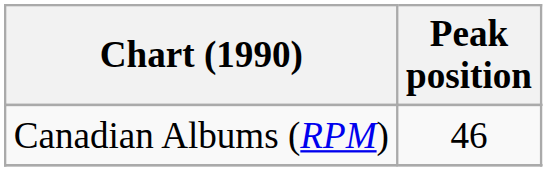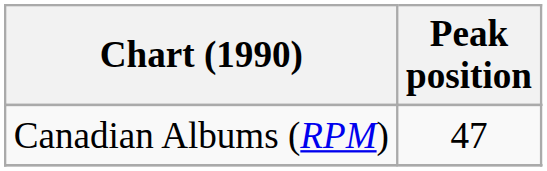(469, 134) 46 -> (469, 134) 47
